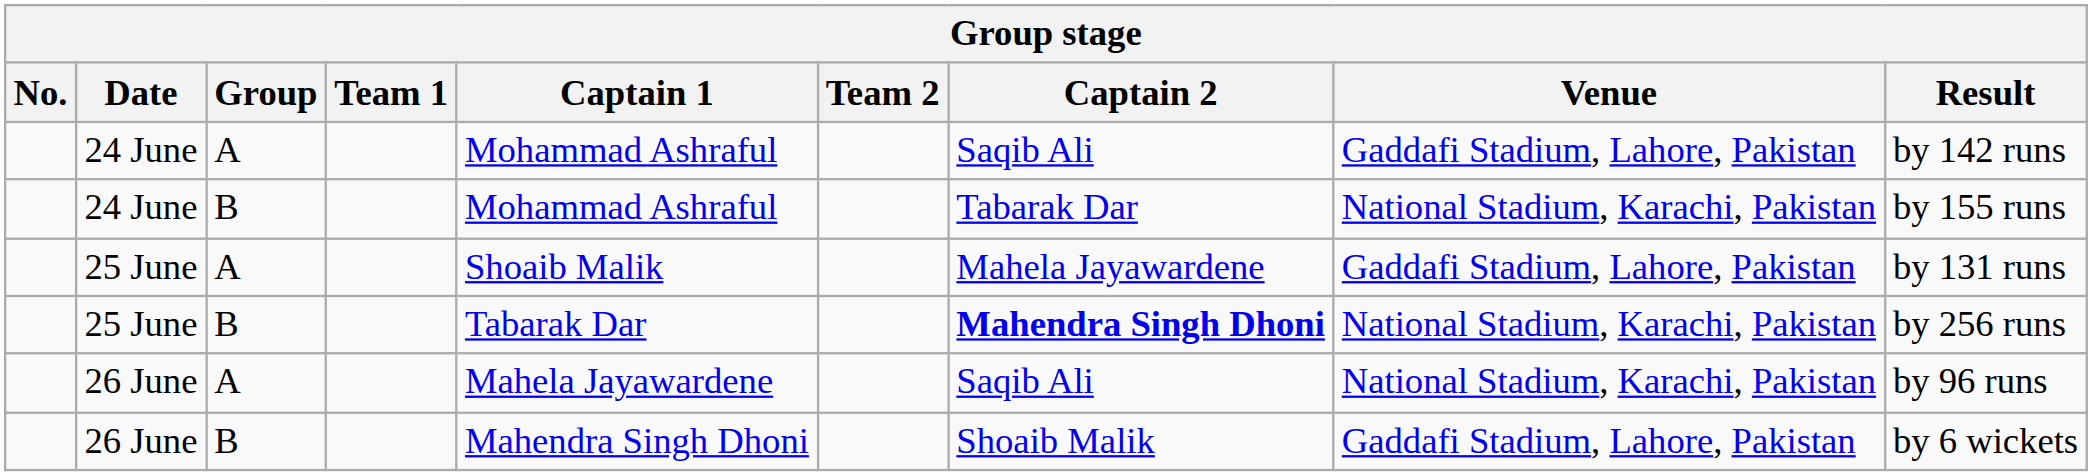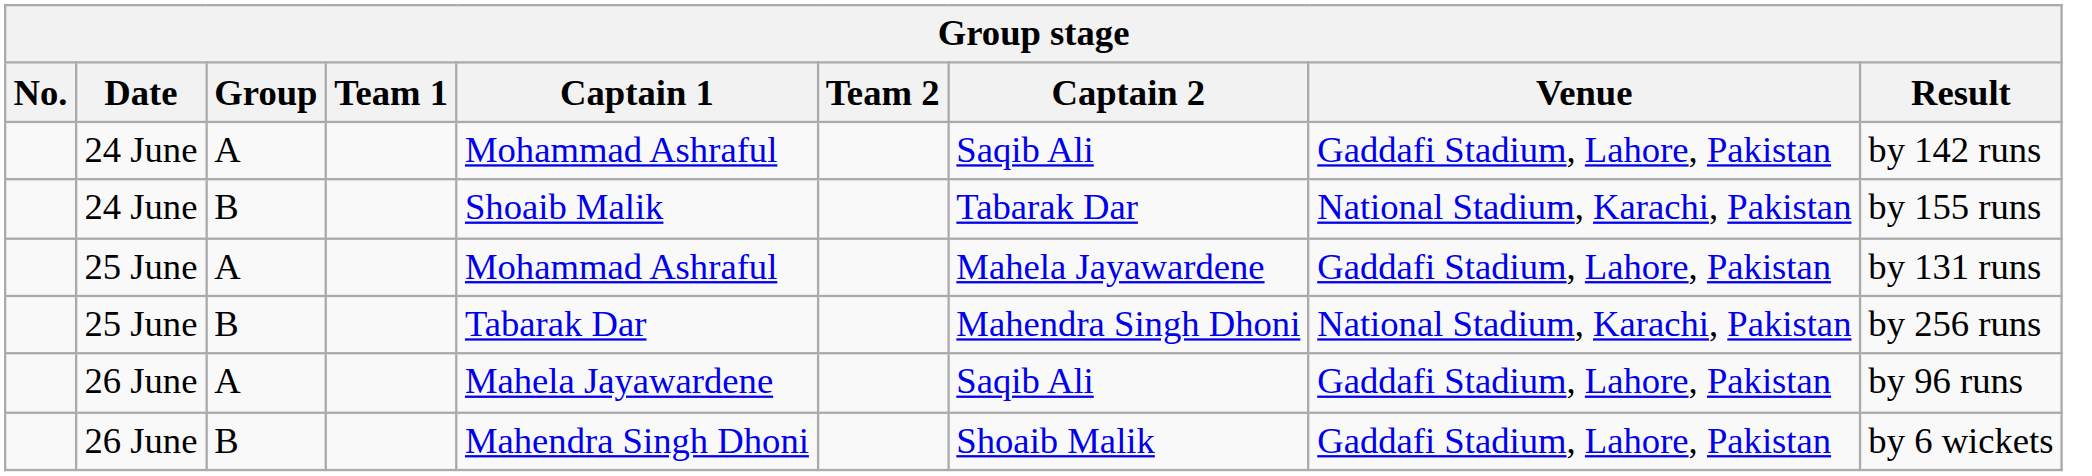(621, 207) Mohammad Ashraful -> (564, 207) Shoaib Malik
(564, 265) Shoaib Malik -> (621, 265) Mohammad Ashraful
(1141, 324) bold -> (1128, 324) normal
(1609, 382) National Stadium, Karachi, Pakistan -> (1574, 382) Gaddafi Stadium, Lahore, Pakistan
